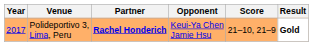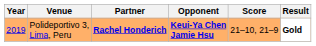(16, 30) 2017 -> (16, 30) 2019
(197, 30) normal -> (198, 30) bold
